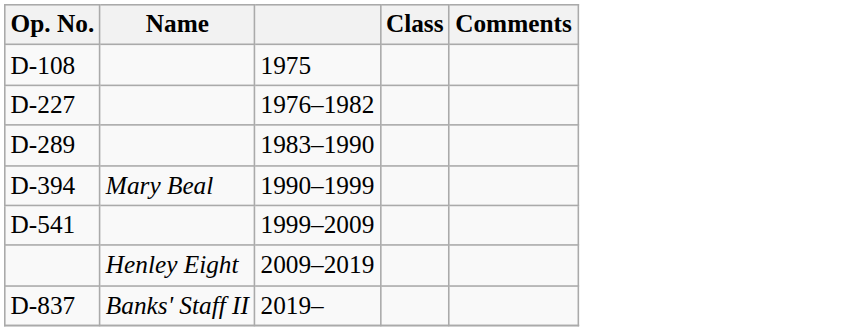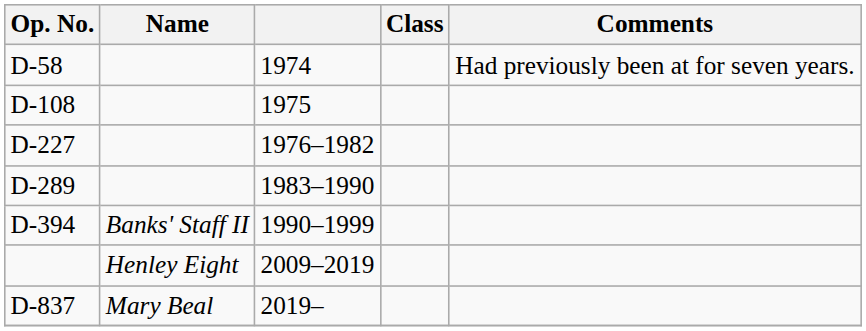+ row: (37, 64)
(160, 184) Mary Beal -> (177, 225) Banks' Staff II
- row: (43, 225)
(177, 305) Banks' Staff II -> (160, 305) Mary Beal
